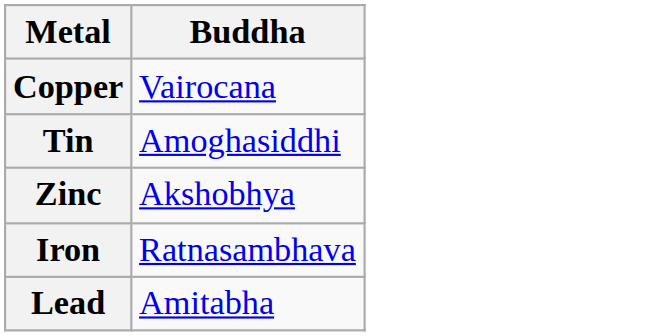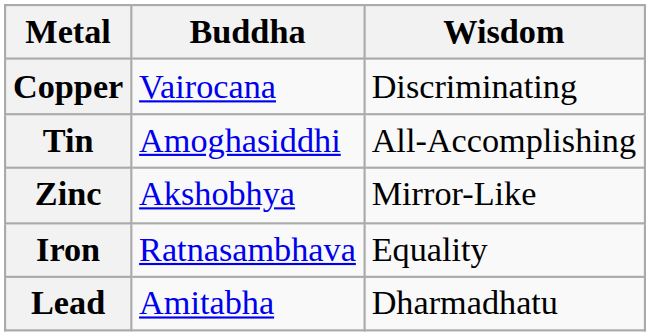+ column: (504, 31)
